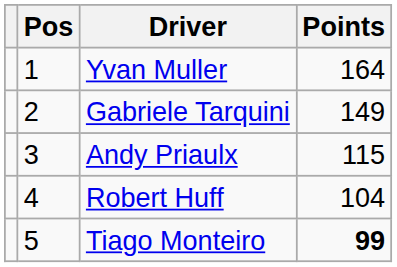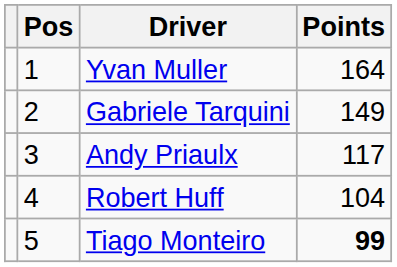(363, 155) 115 -> (363, 155) 117
